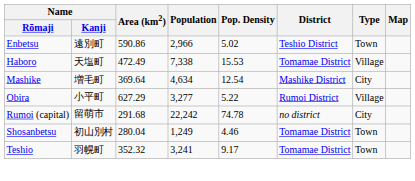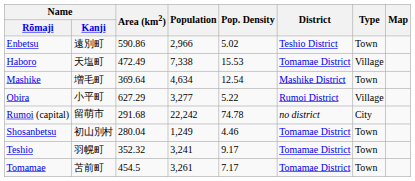(364, 79) City -> (366, 79) Town
+ row: (26, 167)
